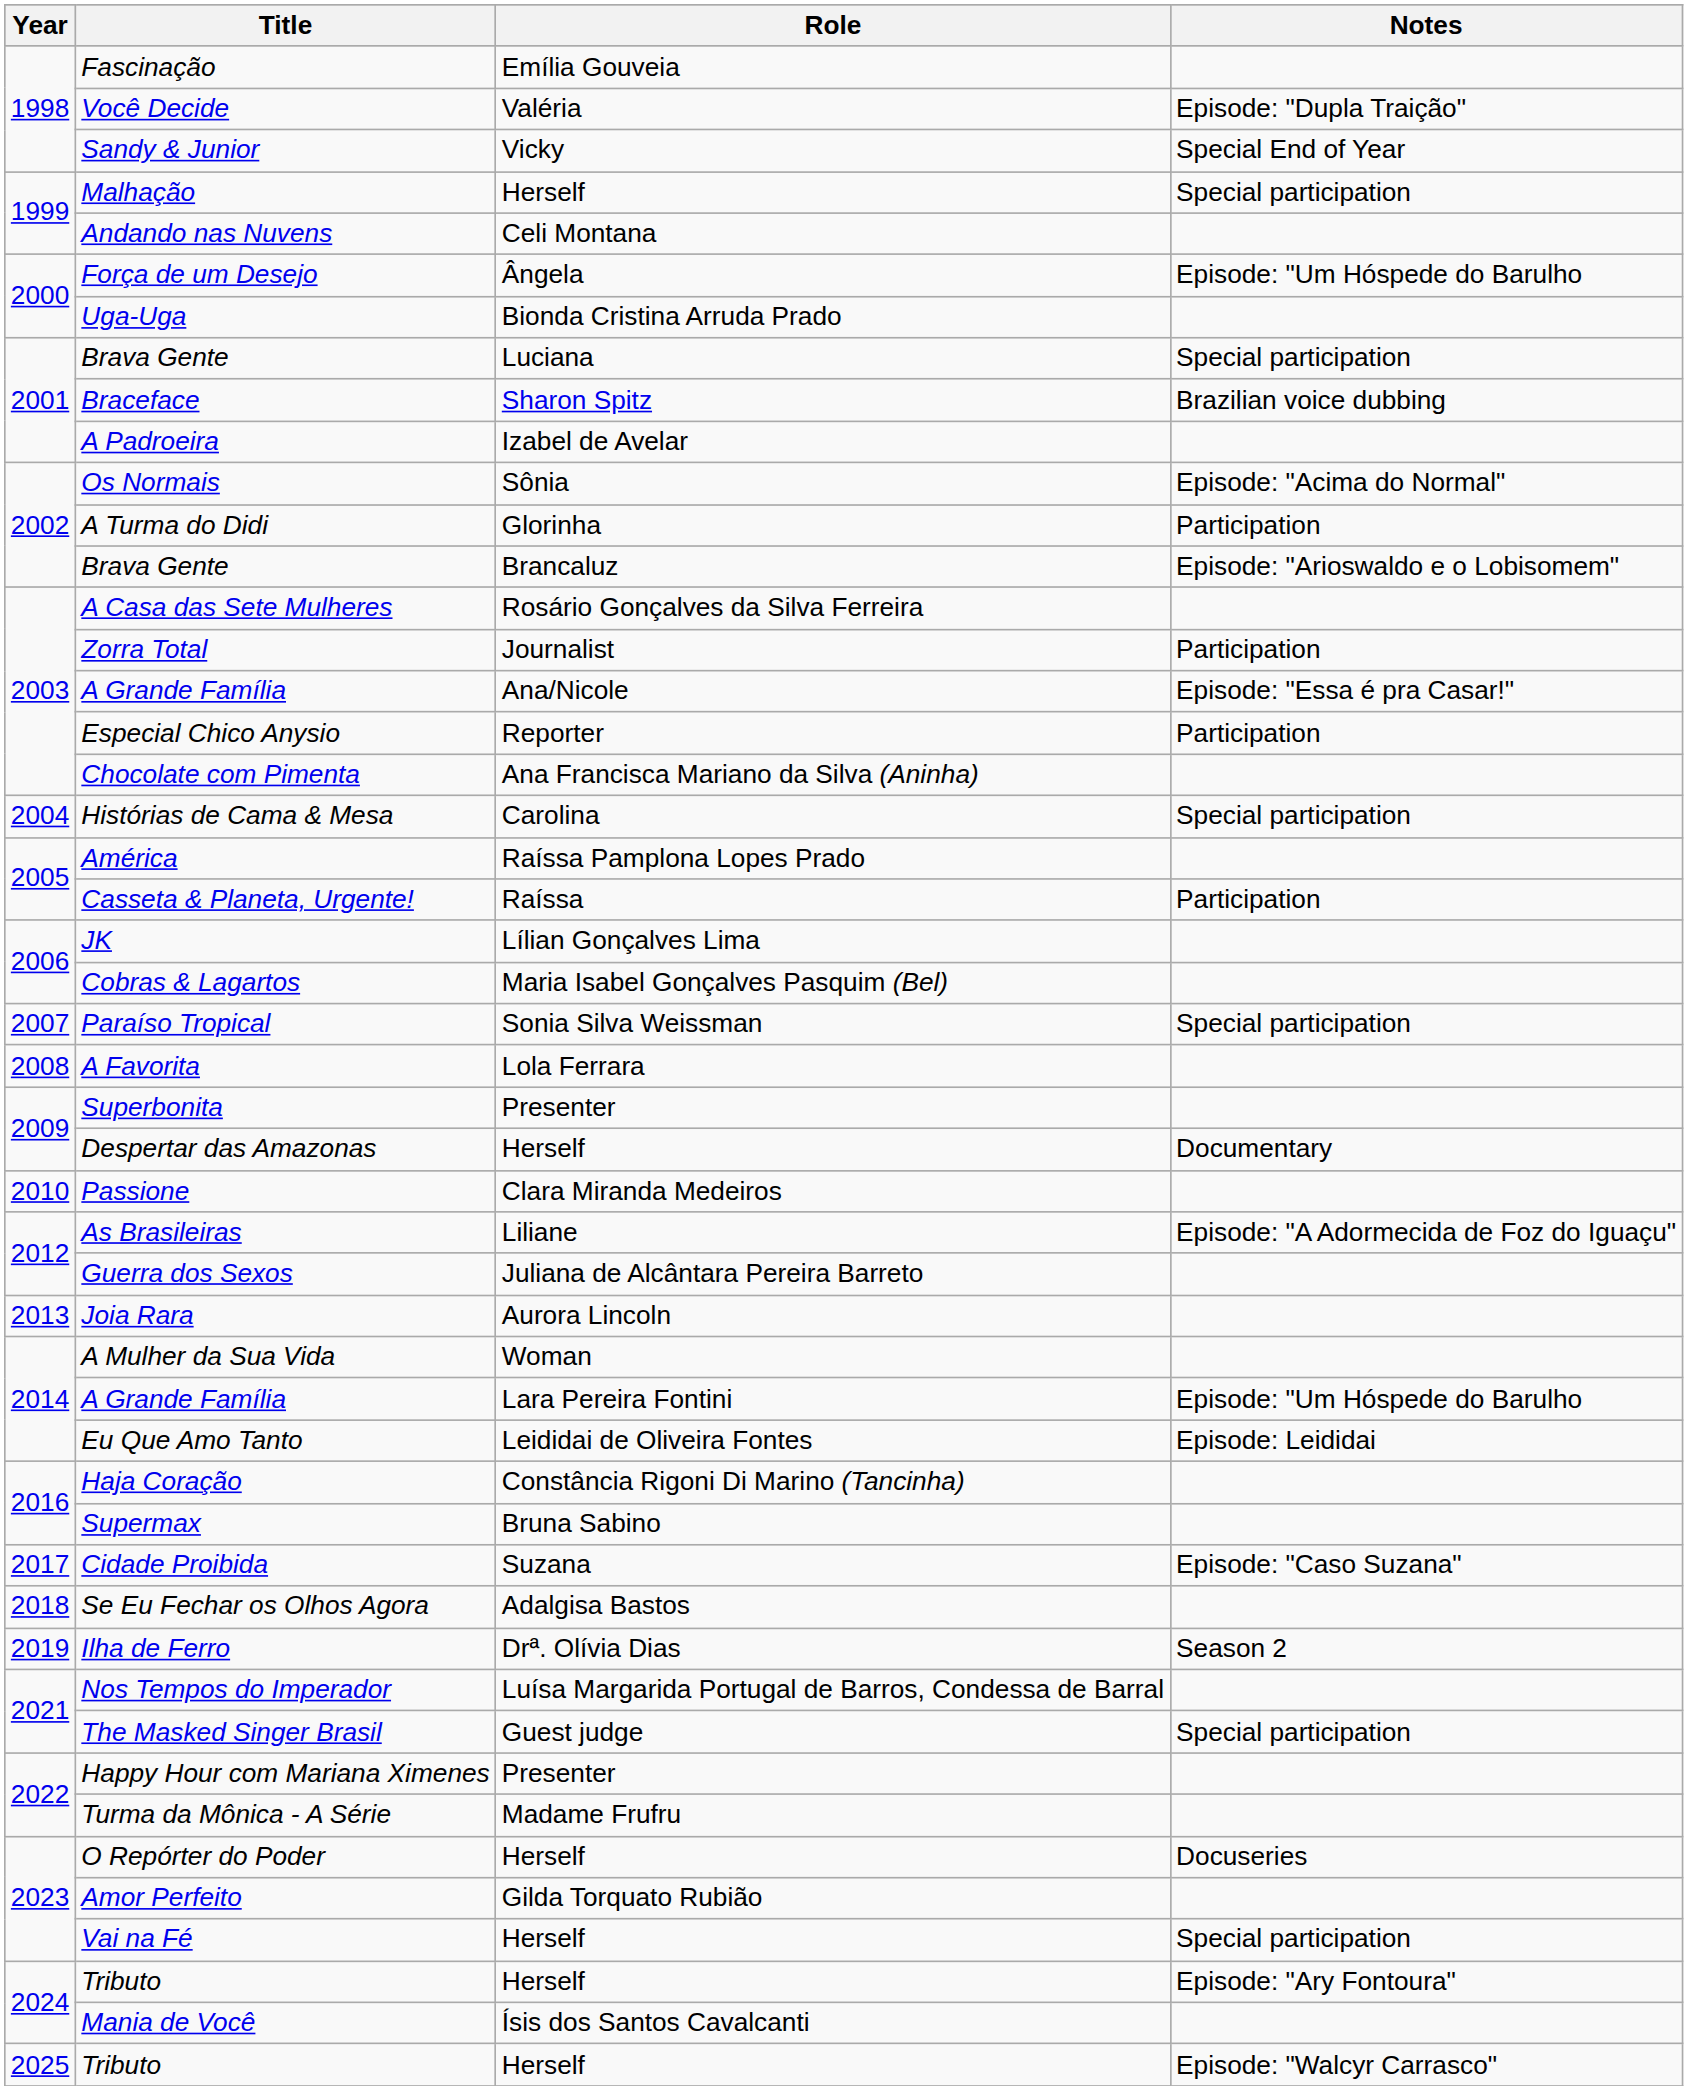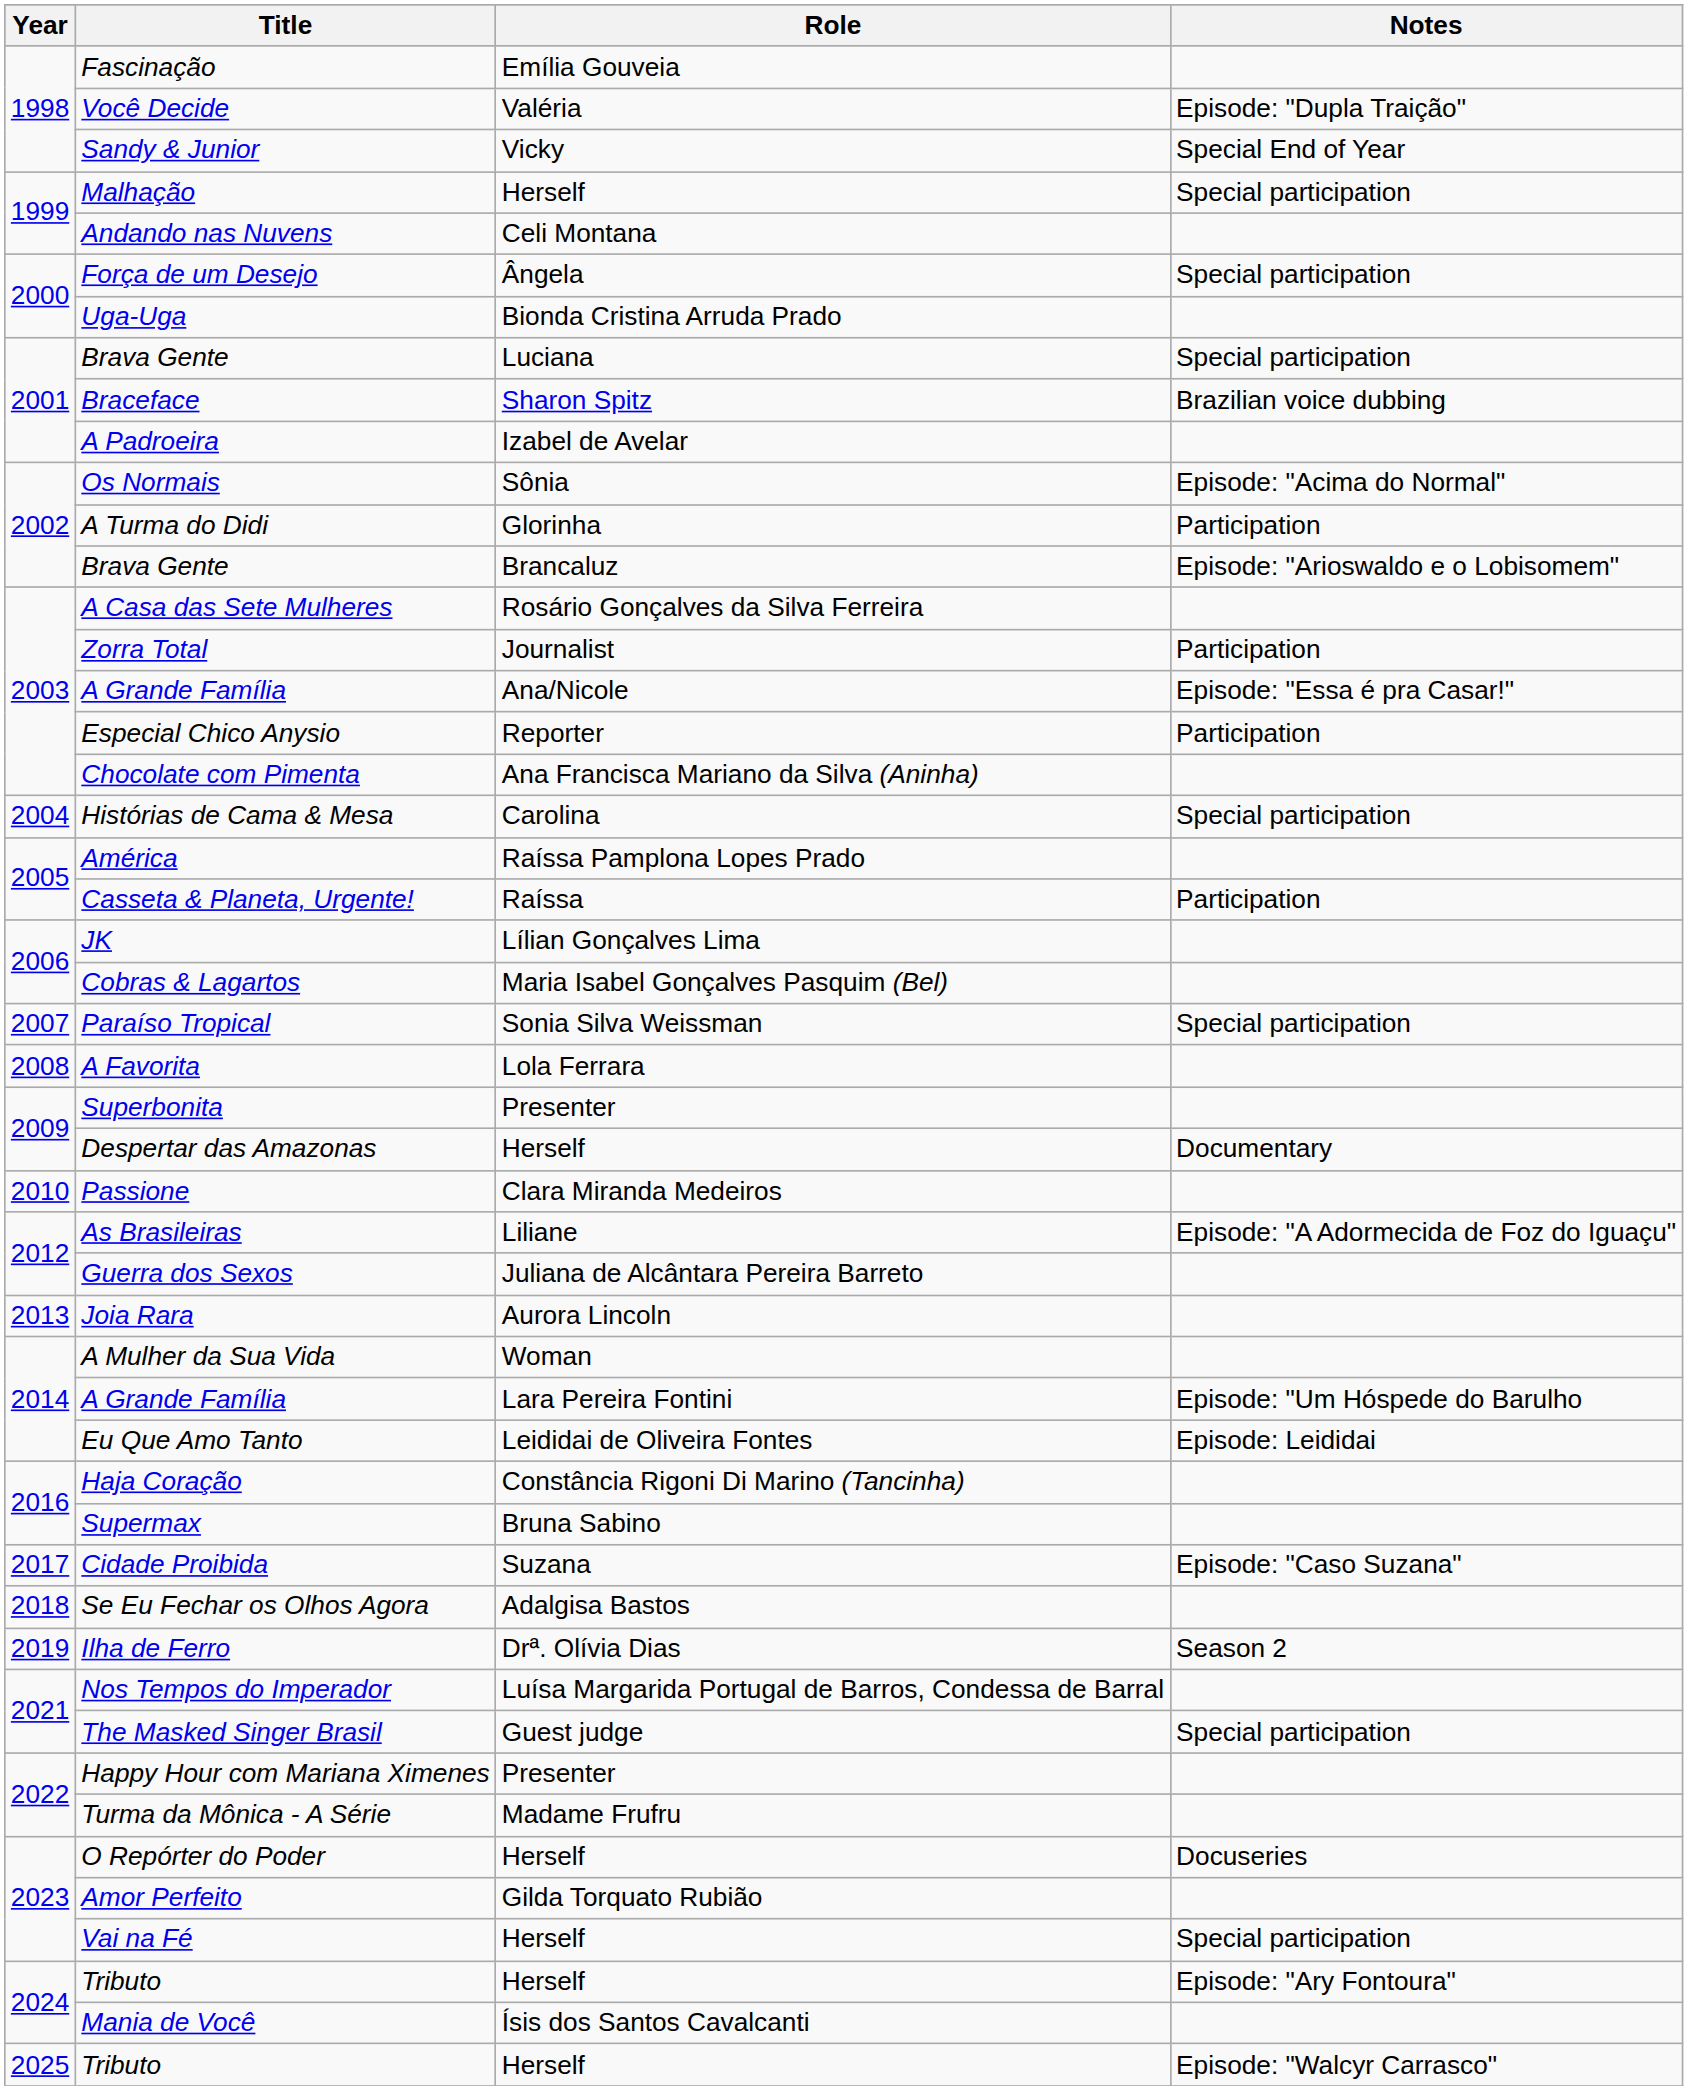(1379, 274) Episode: "Um Hóspede do Barulho -> (1294, 274) Special participation
